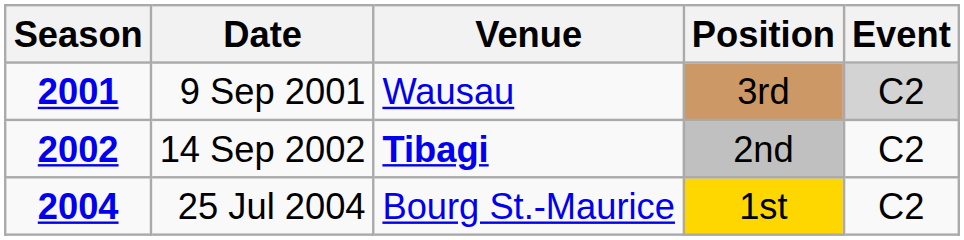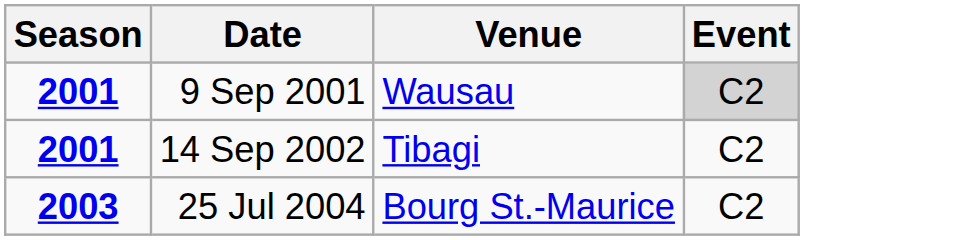- column: (763, 34)
(78, 149) 2002 -> (78, 149) 2001
(436, 149) bold -> (431, 149) normal
(78, 207) 2004 -> (78, 207) 2003
